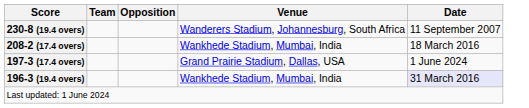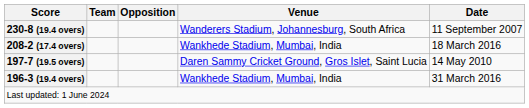+ row: (46, 62)
- row: (46, 62)
(445, 78) lavender background -> (466, 78) no background
